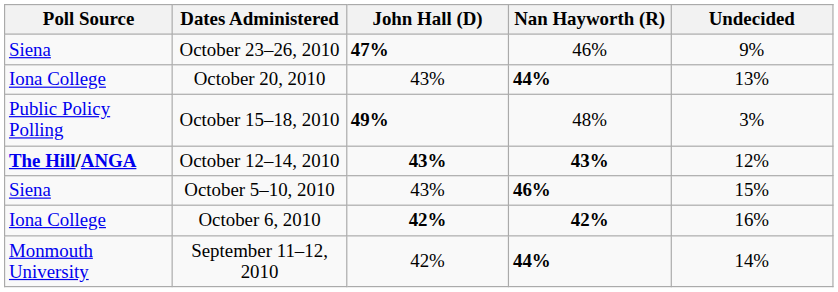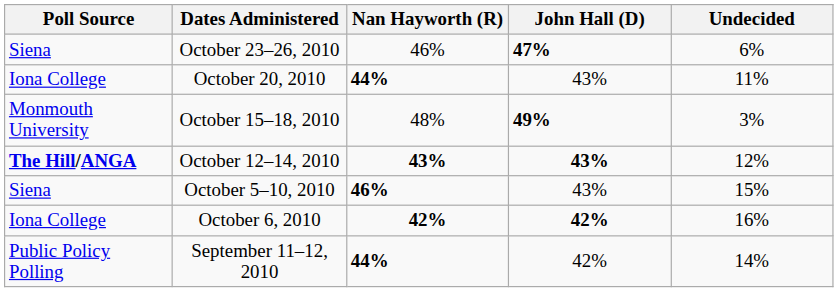columns swapped: (428, 19) <-> (590, 19)
(752, 49) 9% -> (752, 49) 6%
(752, 79) 13% -> (752, 79) 11%
(60, 119) Public Policy Polling -> (51, 119) Monmouth University
(51, 260) Monmouth University -> (60, 260) Public Policy Polling
